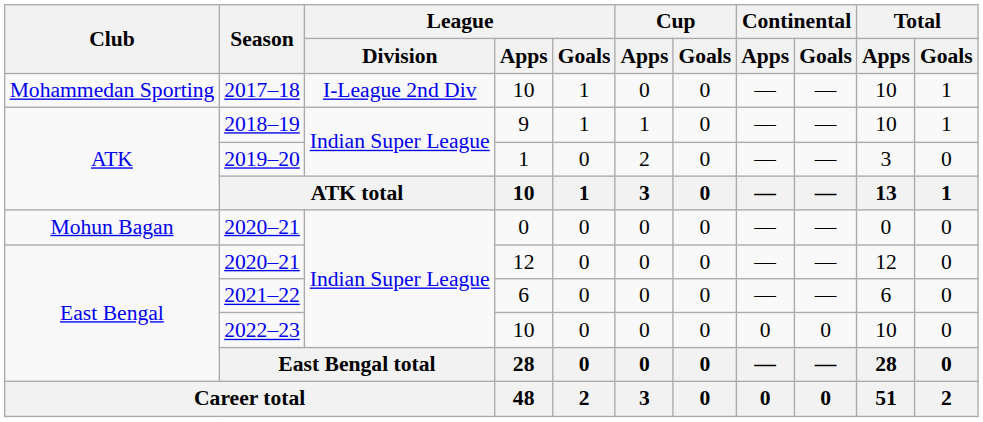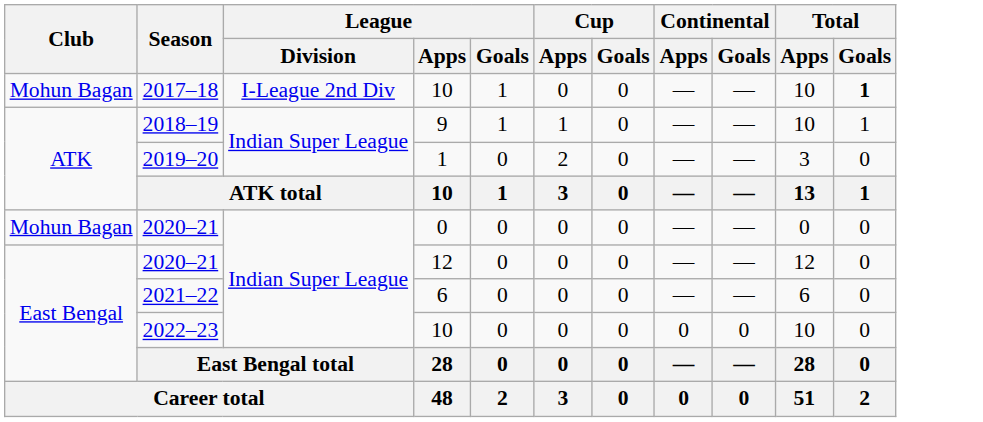(112, 90) Mohammedan Sporting -> (71, 90) Mohun Bagan
(946, 90) normal -> (865, 90) bold
